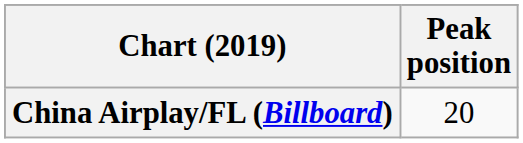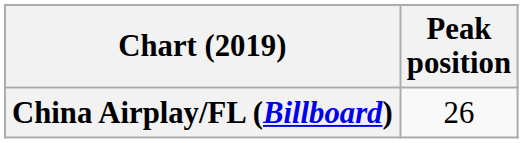(459, 112) 20 -> (459, 112) 26
